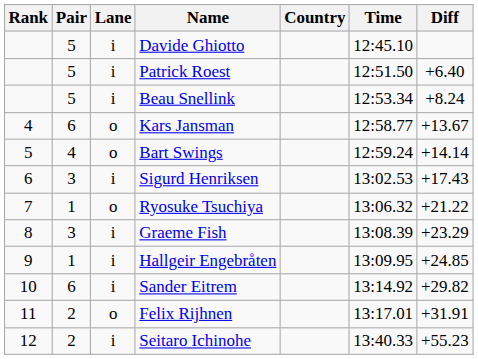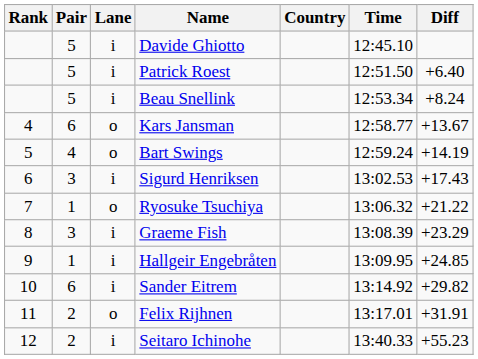(445, 152) +14.14 -> (445, 152) +14.19
